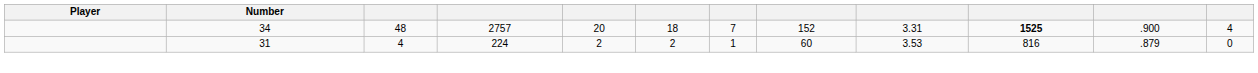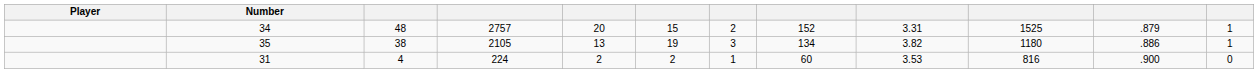(673, 28) 18 -> (673, 28) 15
(733, 28) 7 -> (733, 28) 2
(1031, 28) bold -> (1031, 28) normal
(1150, 28) .900 -> (1150, 28) .879
(1230, 28) 4 -> (1230, 28) 1
+ row: (265, 44)
(1150, 44) .879 -> (1150, 60) .900
